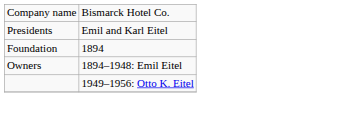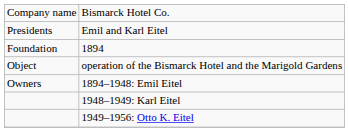+ row: (212, 65)
+ row: (131, 100)
